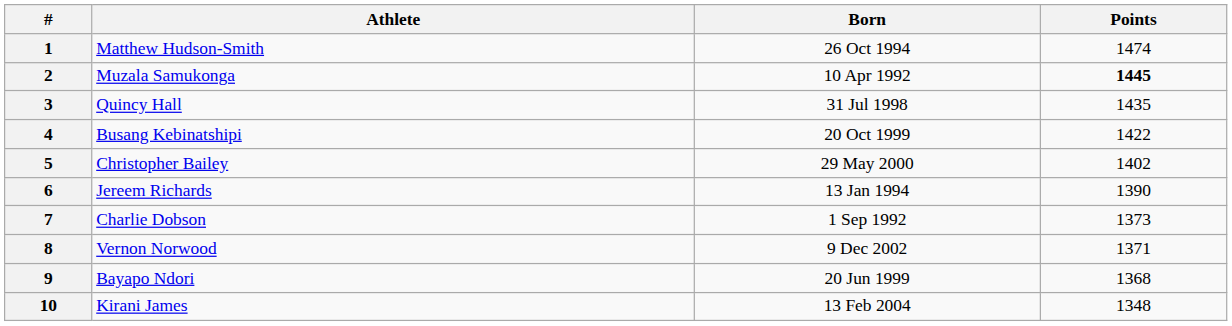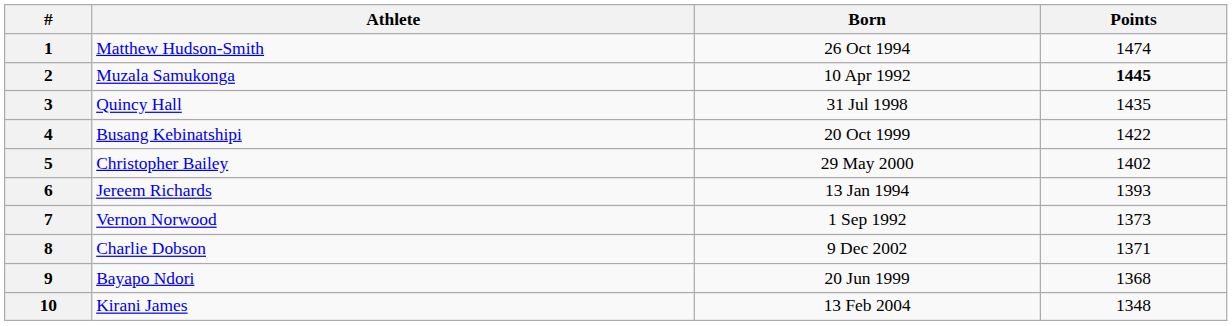(1133, 191) 1390 -> (1133, 191) 1393
(151, 220) Charlie Dobson -> (156, 220) Vernon Norwood
(156, 249) Vernon Norwood -> (151, 249) Charlie Dobson
